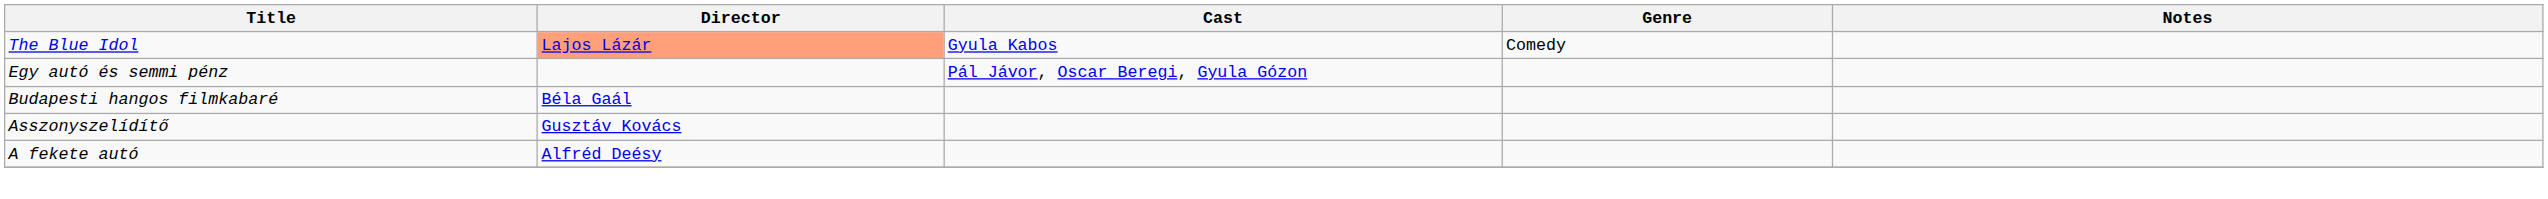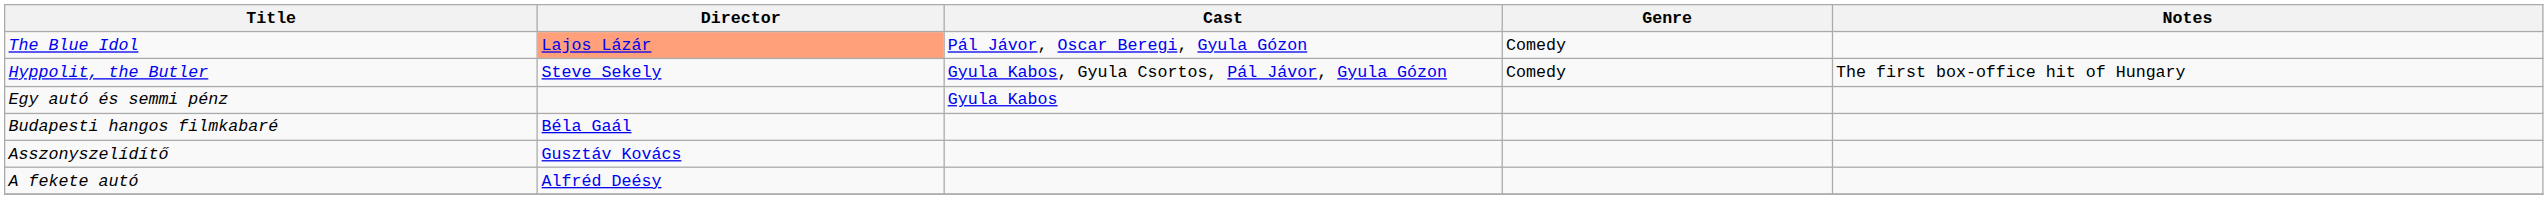(1003, 45) Gyula Kabos -> (1127, 45) Pál Jávor, Oscar Beregi, Gyula Gózon
+ row: (108, 72)
(1127, 72) Pál Jávor, Oscar Beregi, Gyula Gózon -> (1003, 100) Gyula Kabos
